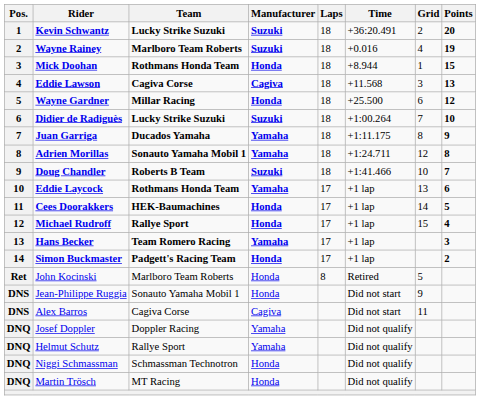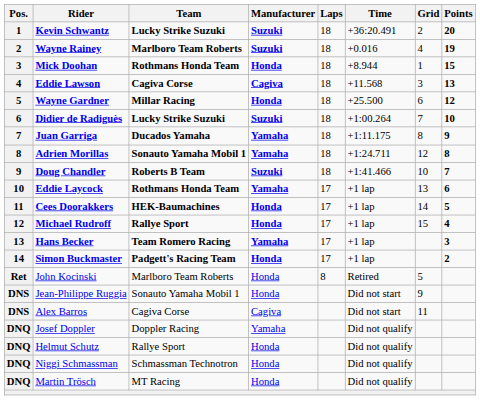(268, 346) Yamaha -> (265, 346) Honda
